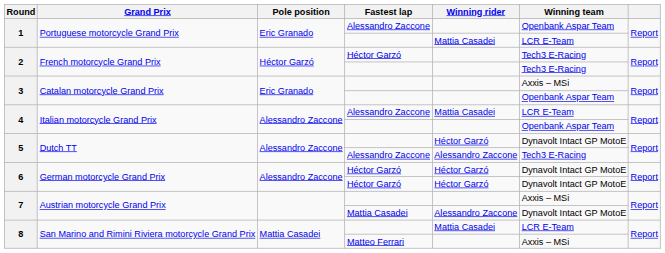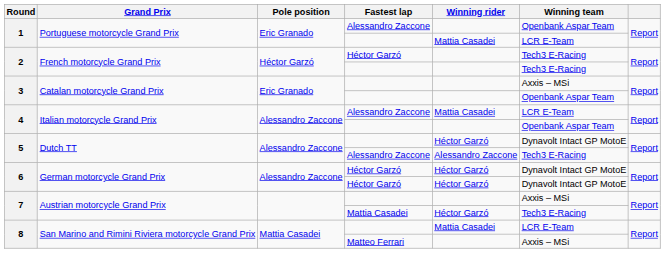(476, 212) Alessandro Zaccone -> (461, 212) Héctor Garzó
(574, 212) Dynavolt Intact GP MotoE -> (554, 212) Tech3 E-Racing
